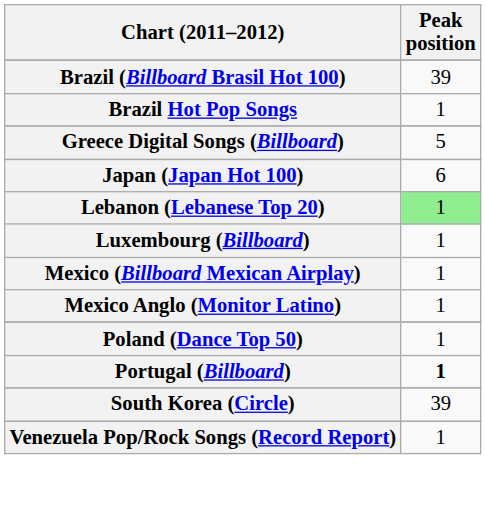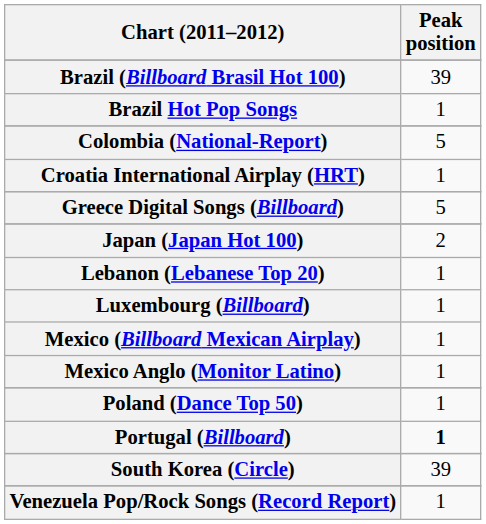+ row: (203, 142)
+ row: (203, 175)
(441, 175) 6 -> (441, 240) 2
(441, 207) lightgreen background -> (441, 273) no background
